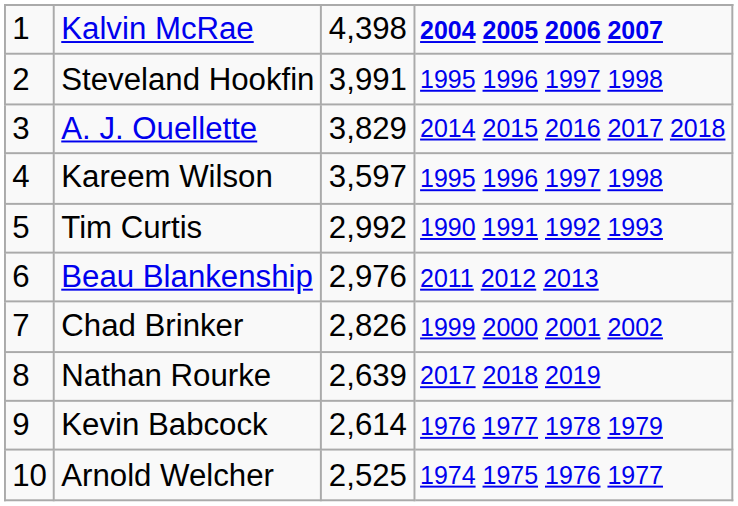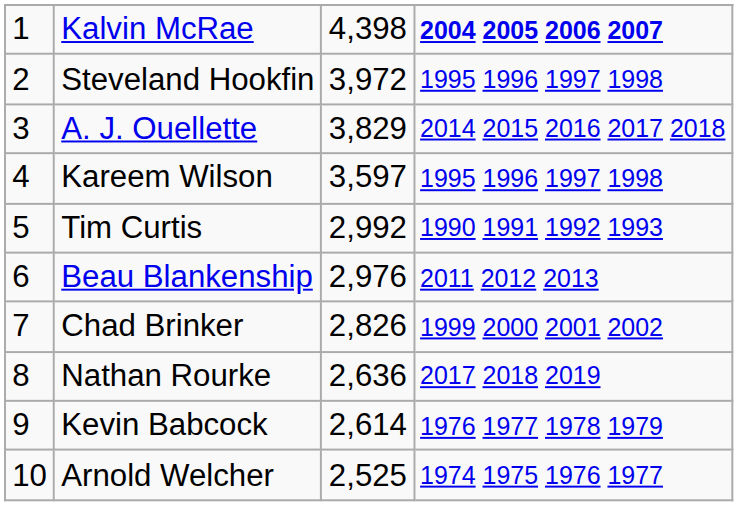(368, 78) 3,991 -> (368, 78) 3,972
(368, 375) 2,639 -> (368, 375) 2,636
